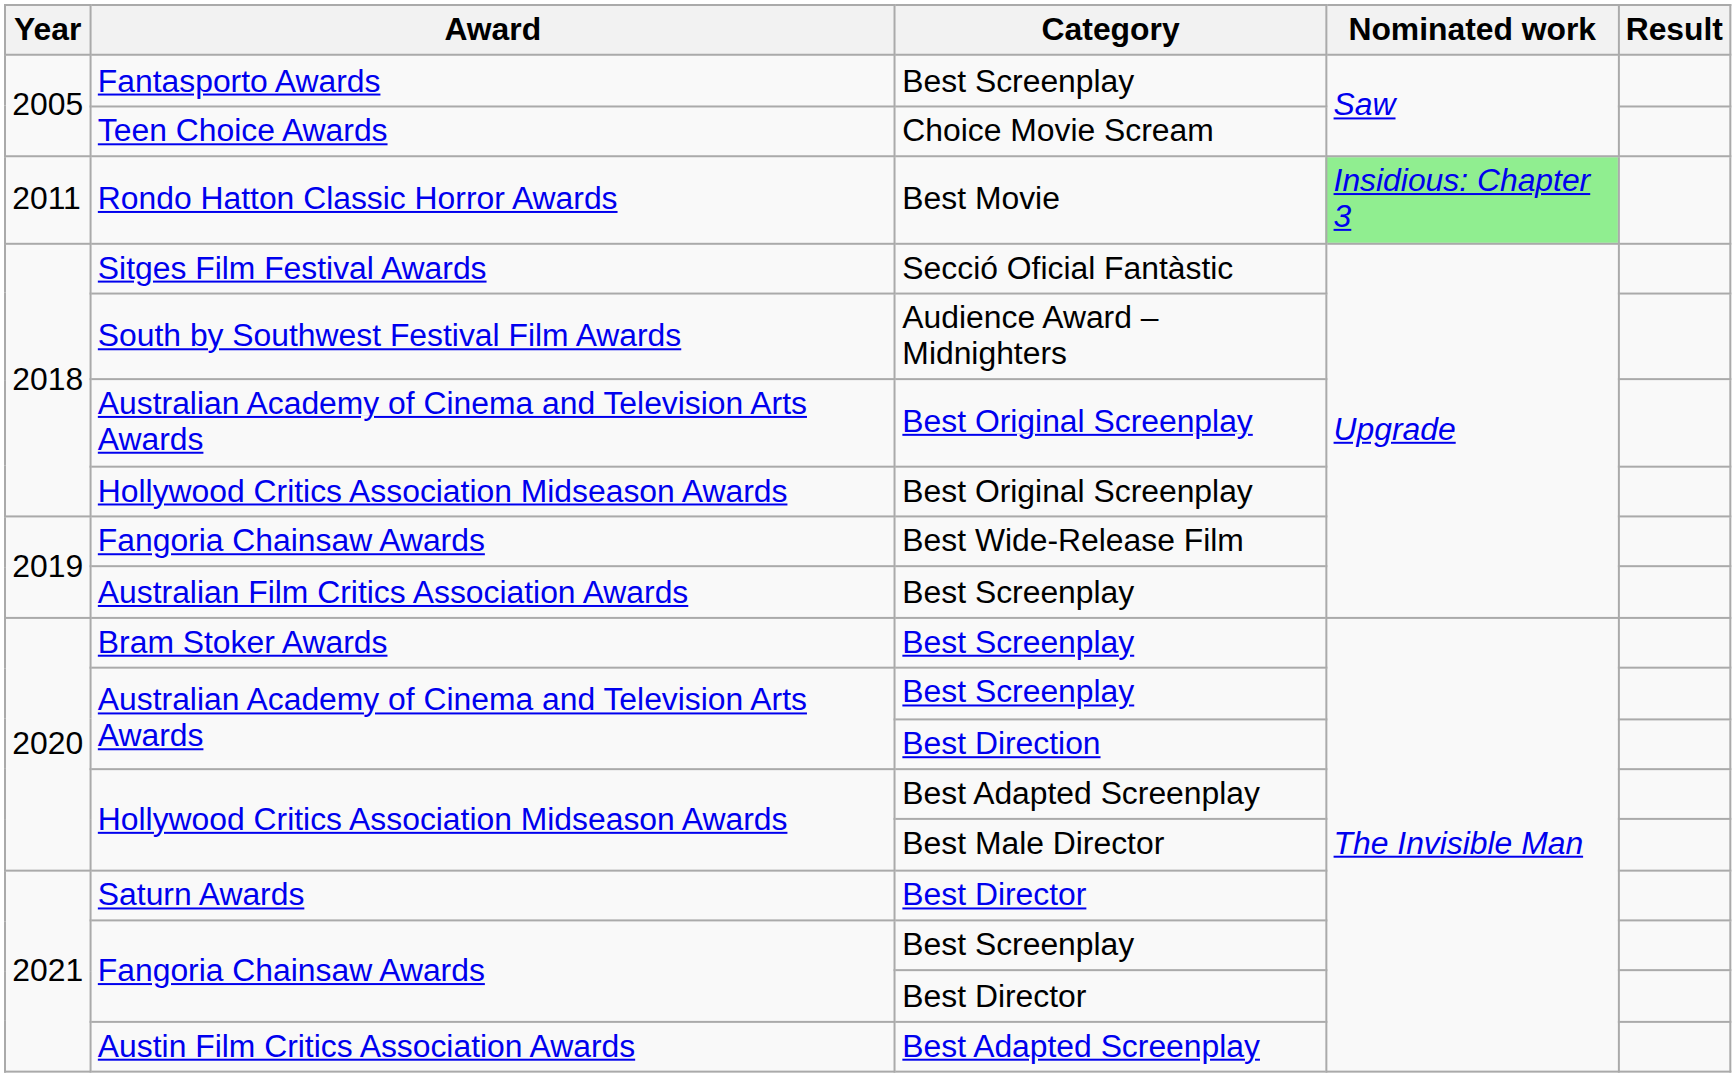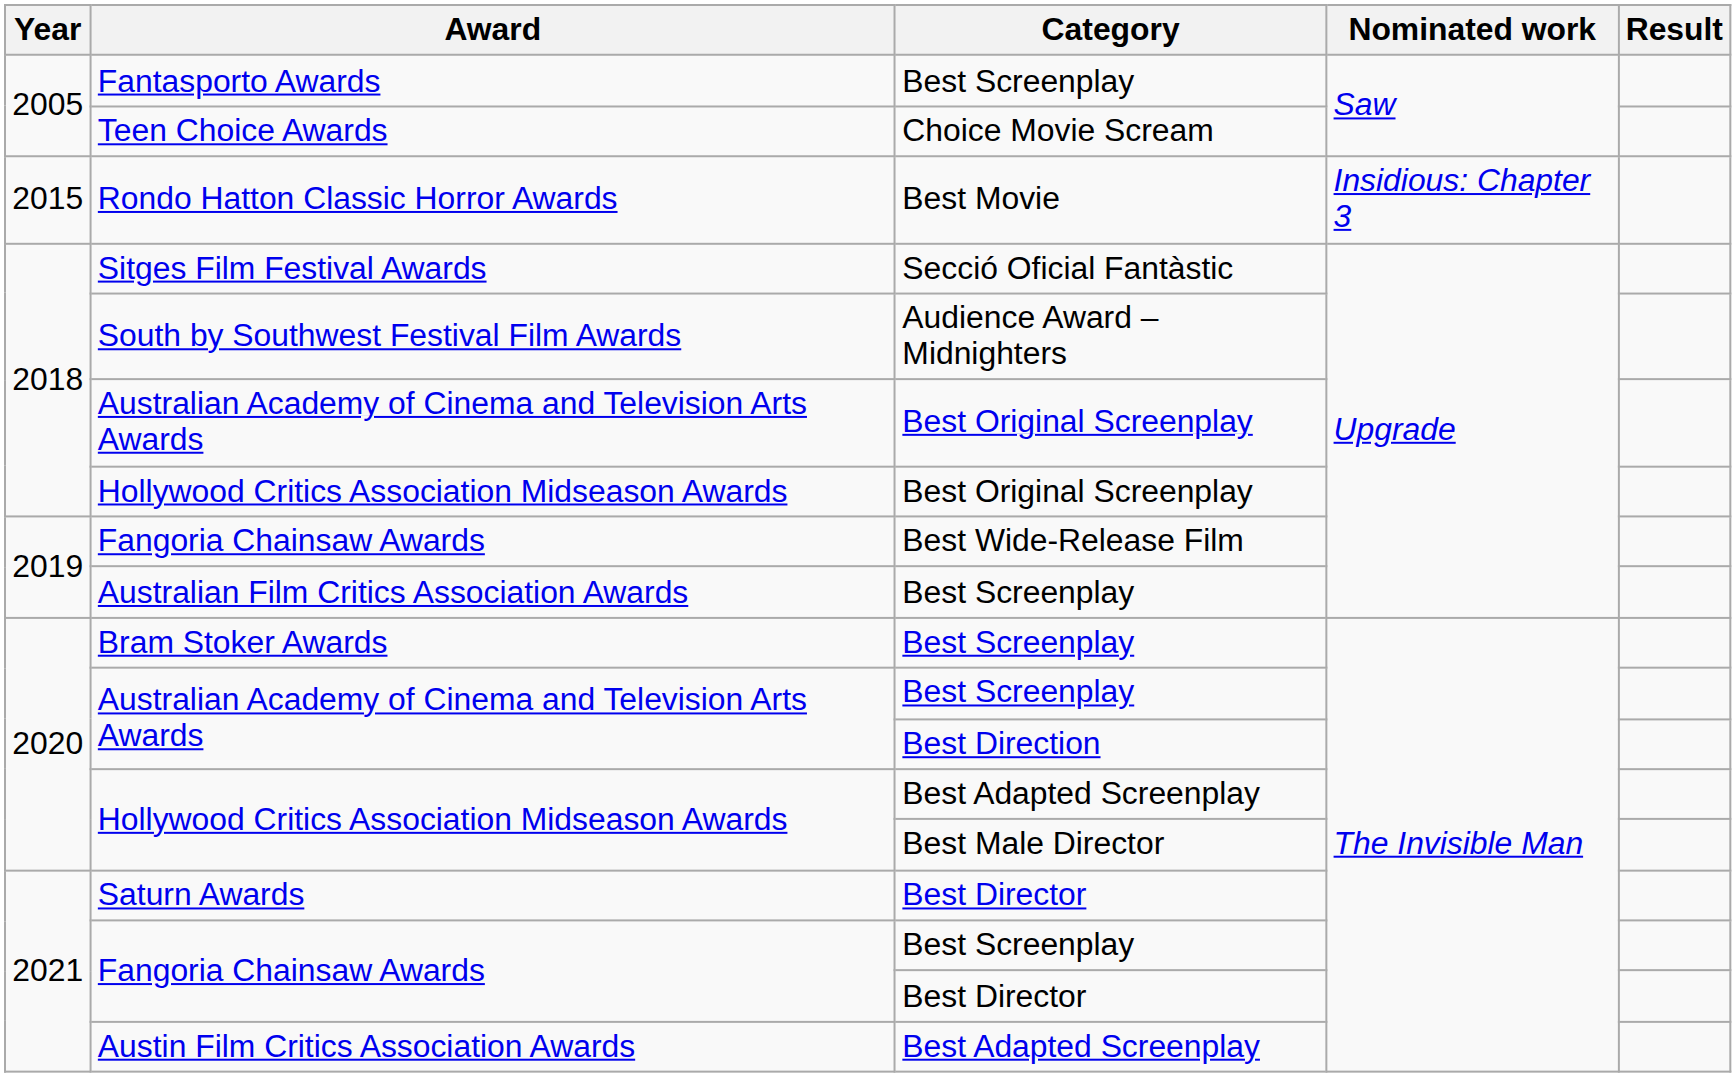(47, 199) 2011 -> (48, 199) 2015
(1462, 199) lightgreen background -> (1462, 199) no background
